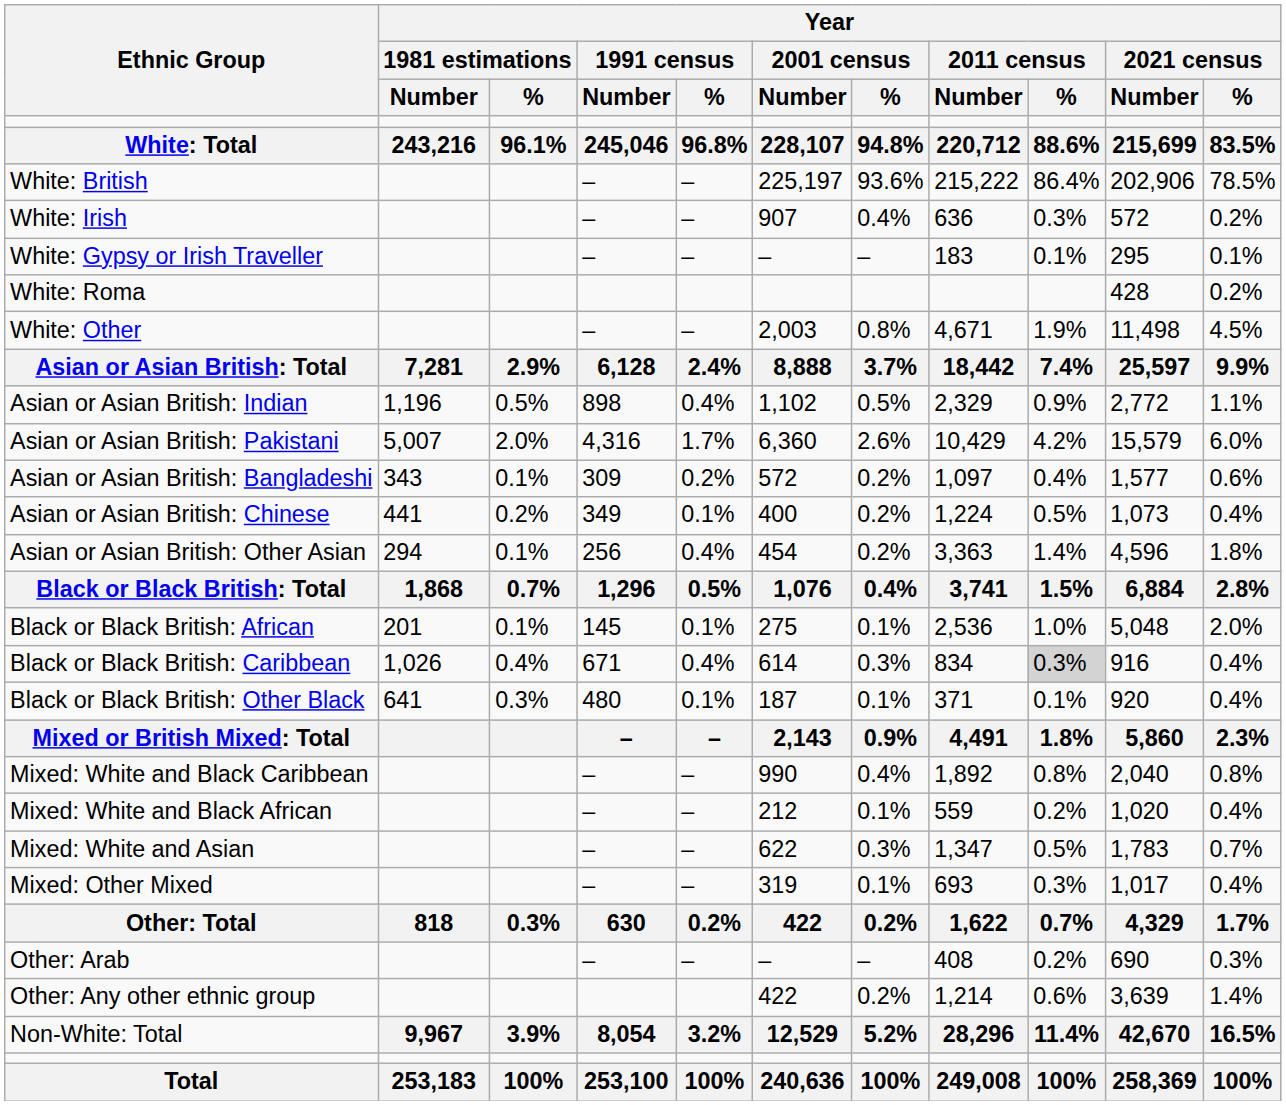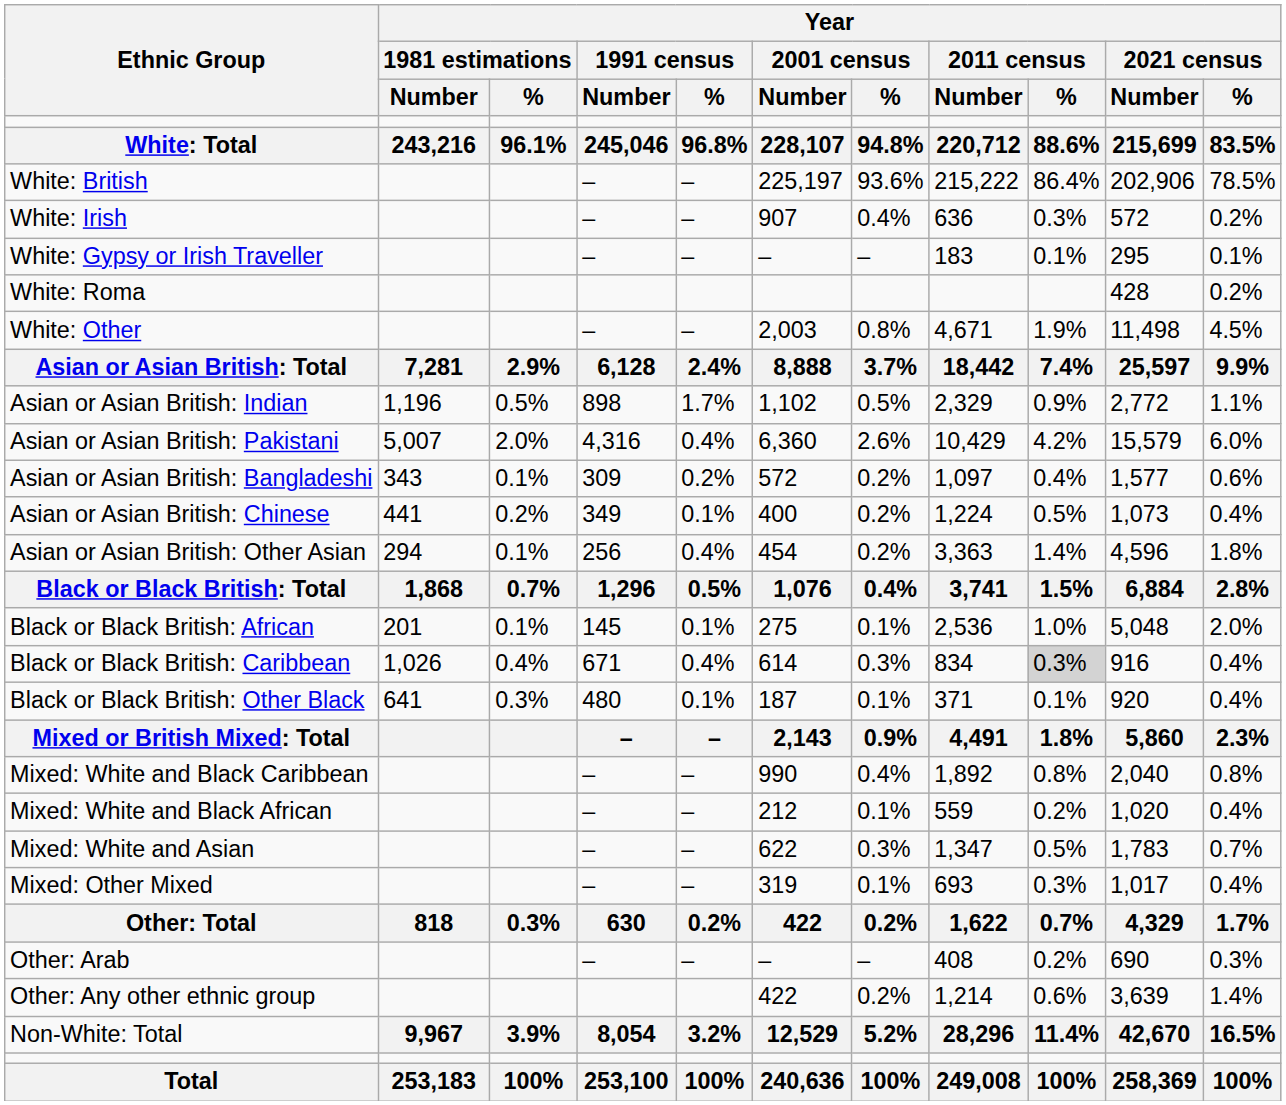(708, 404) 0.4% -> (708, 404) 1.7%
(708, 441) 1.7% -> (708, 441) 0.4%
